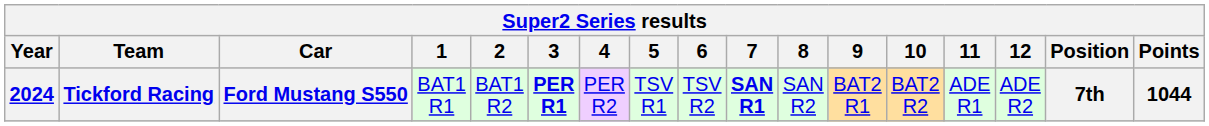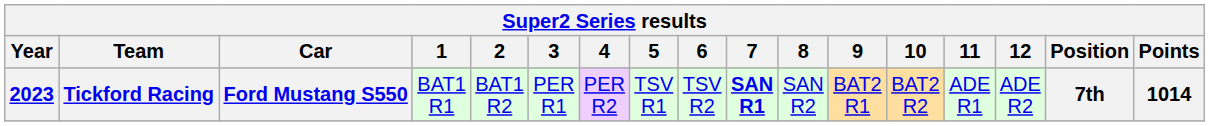(32, 94) 2024 -> (32, 94) 2023
(554, 94) bold -> (554, 94) normal
(1169, 94) 1044 -> (1169, 94) 1014
